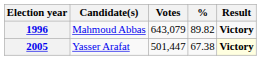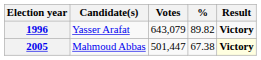(109, 30) Mahmoud Abbas -> (101, 30) Yasser Arafat
(101, 47) Yasser Arafat -> (109, 47) Mahmoud Abbas
